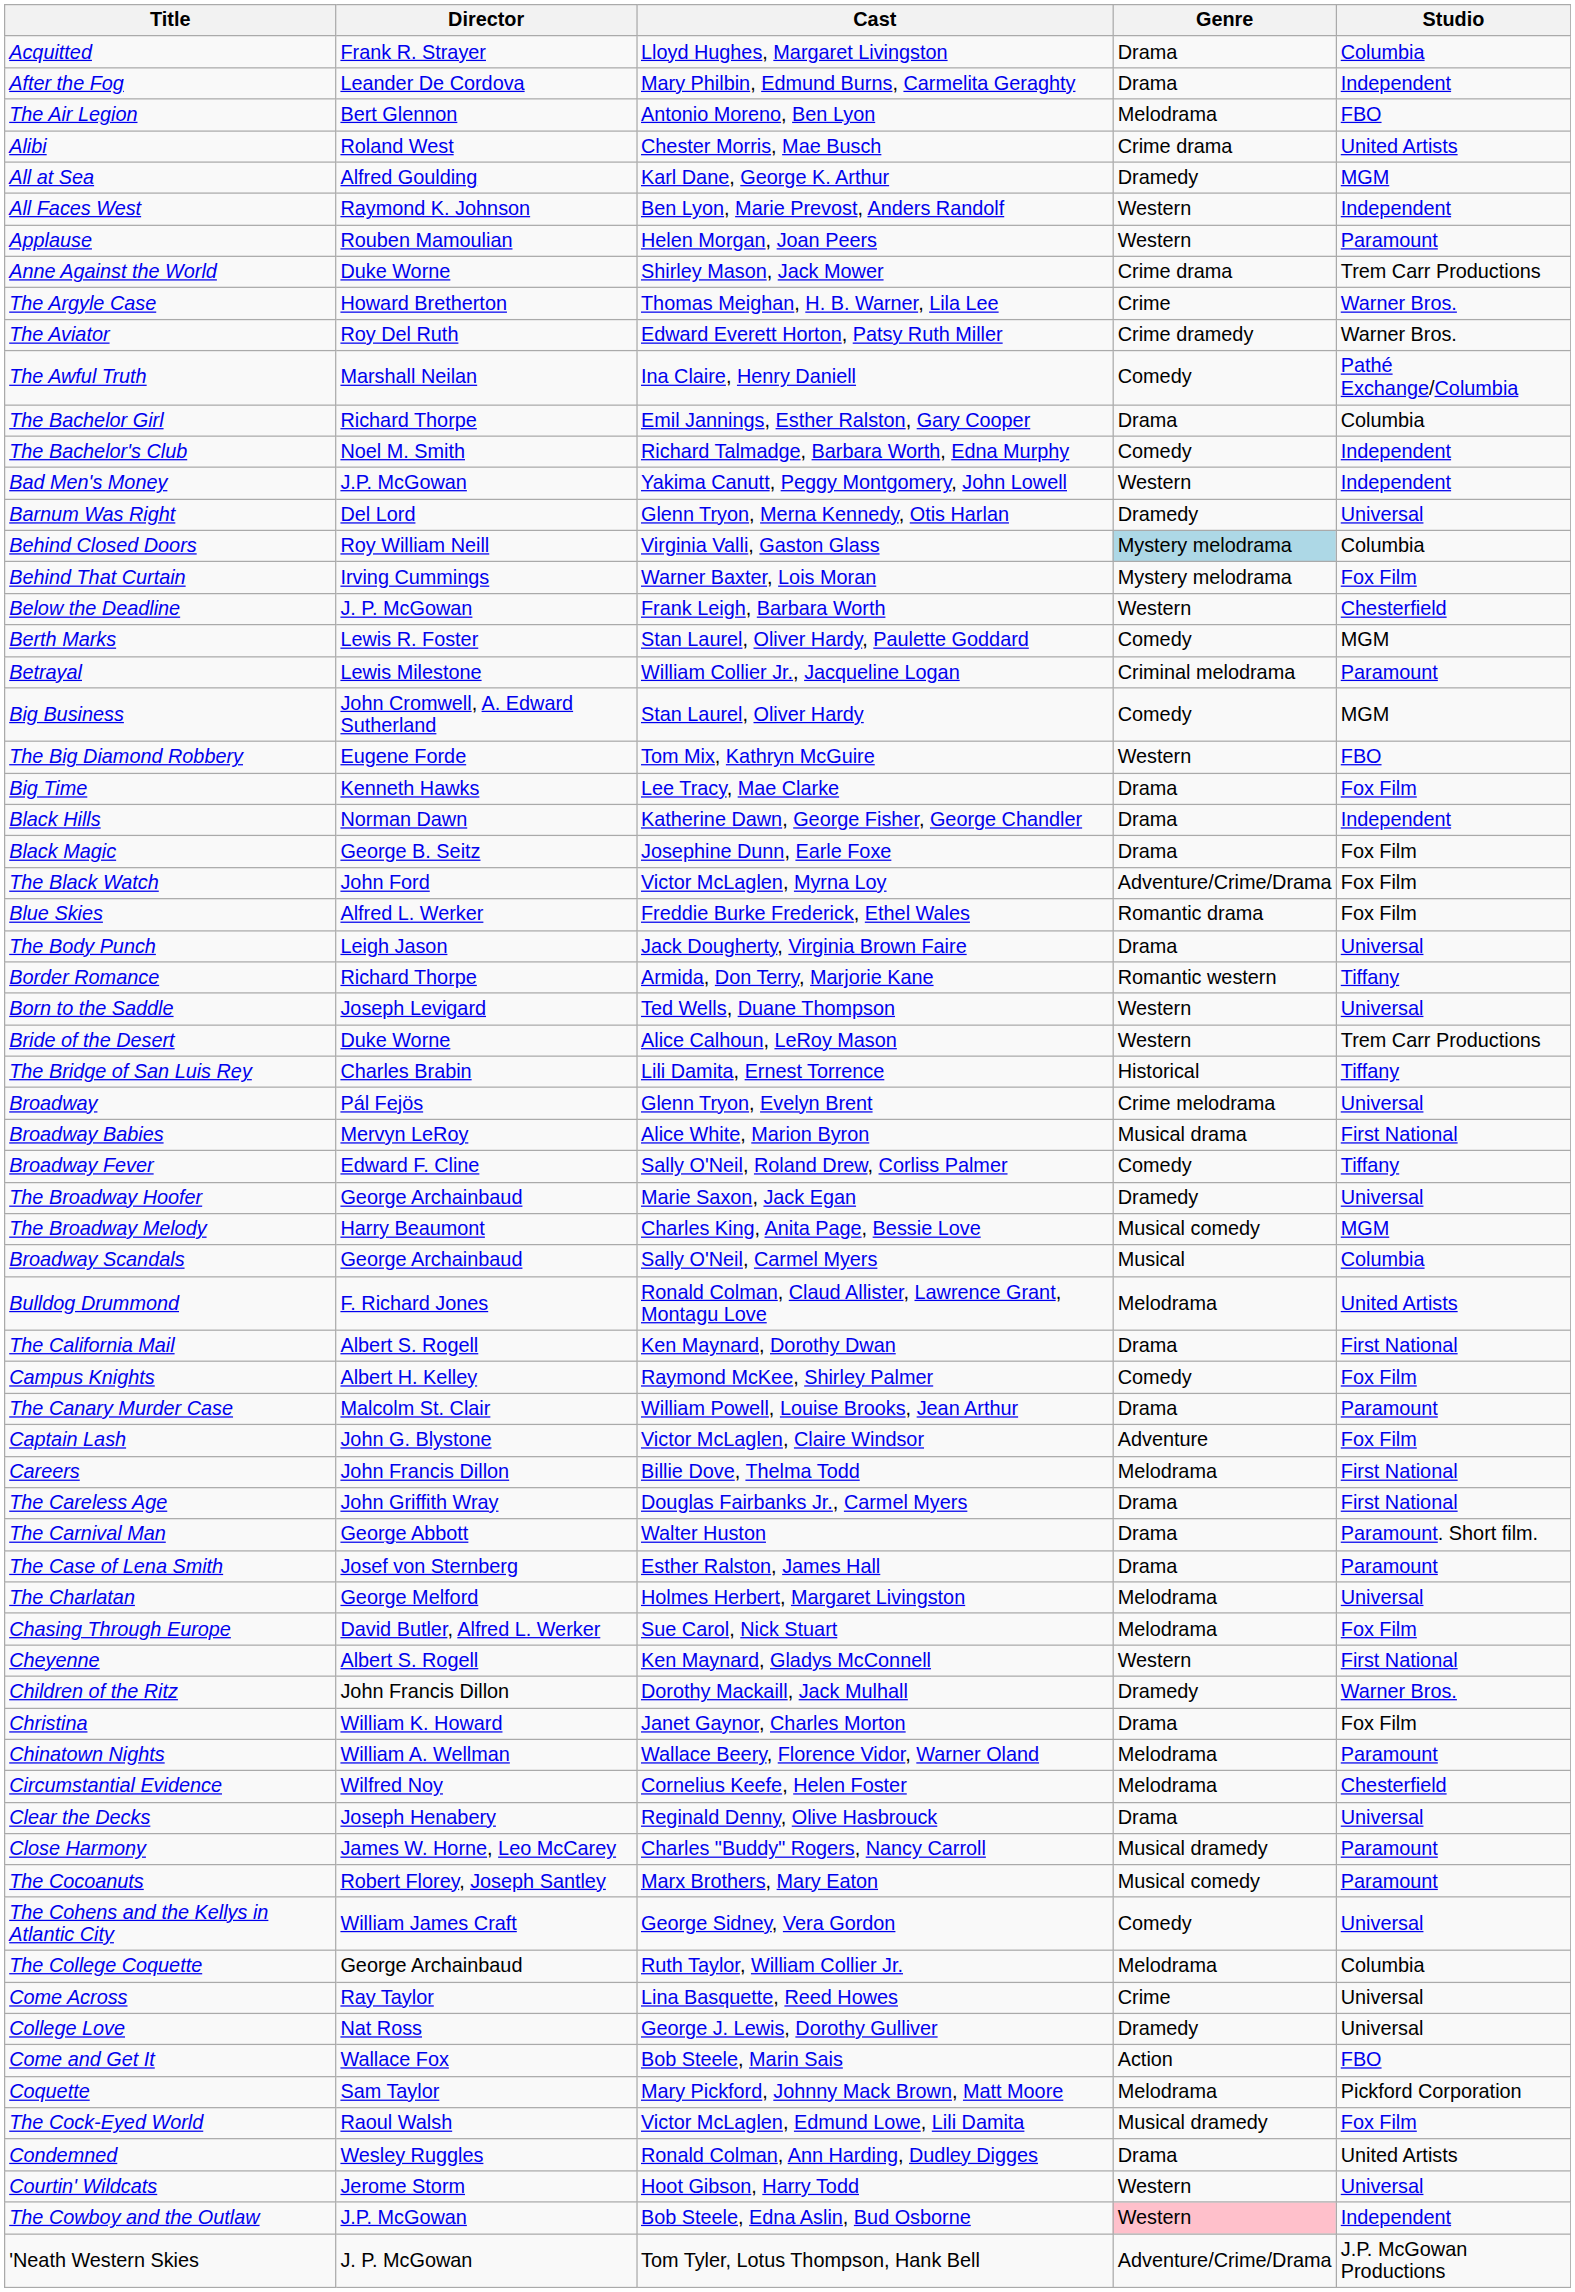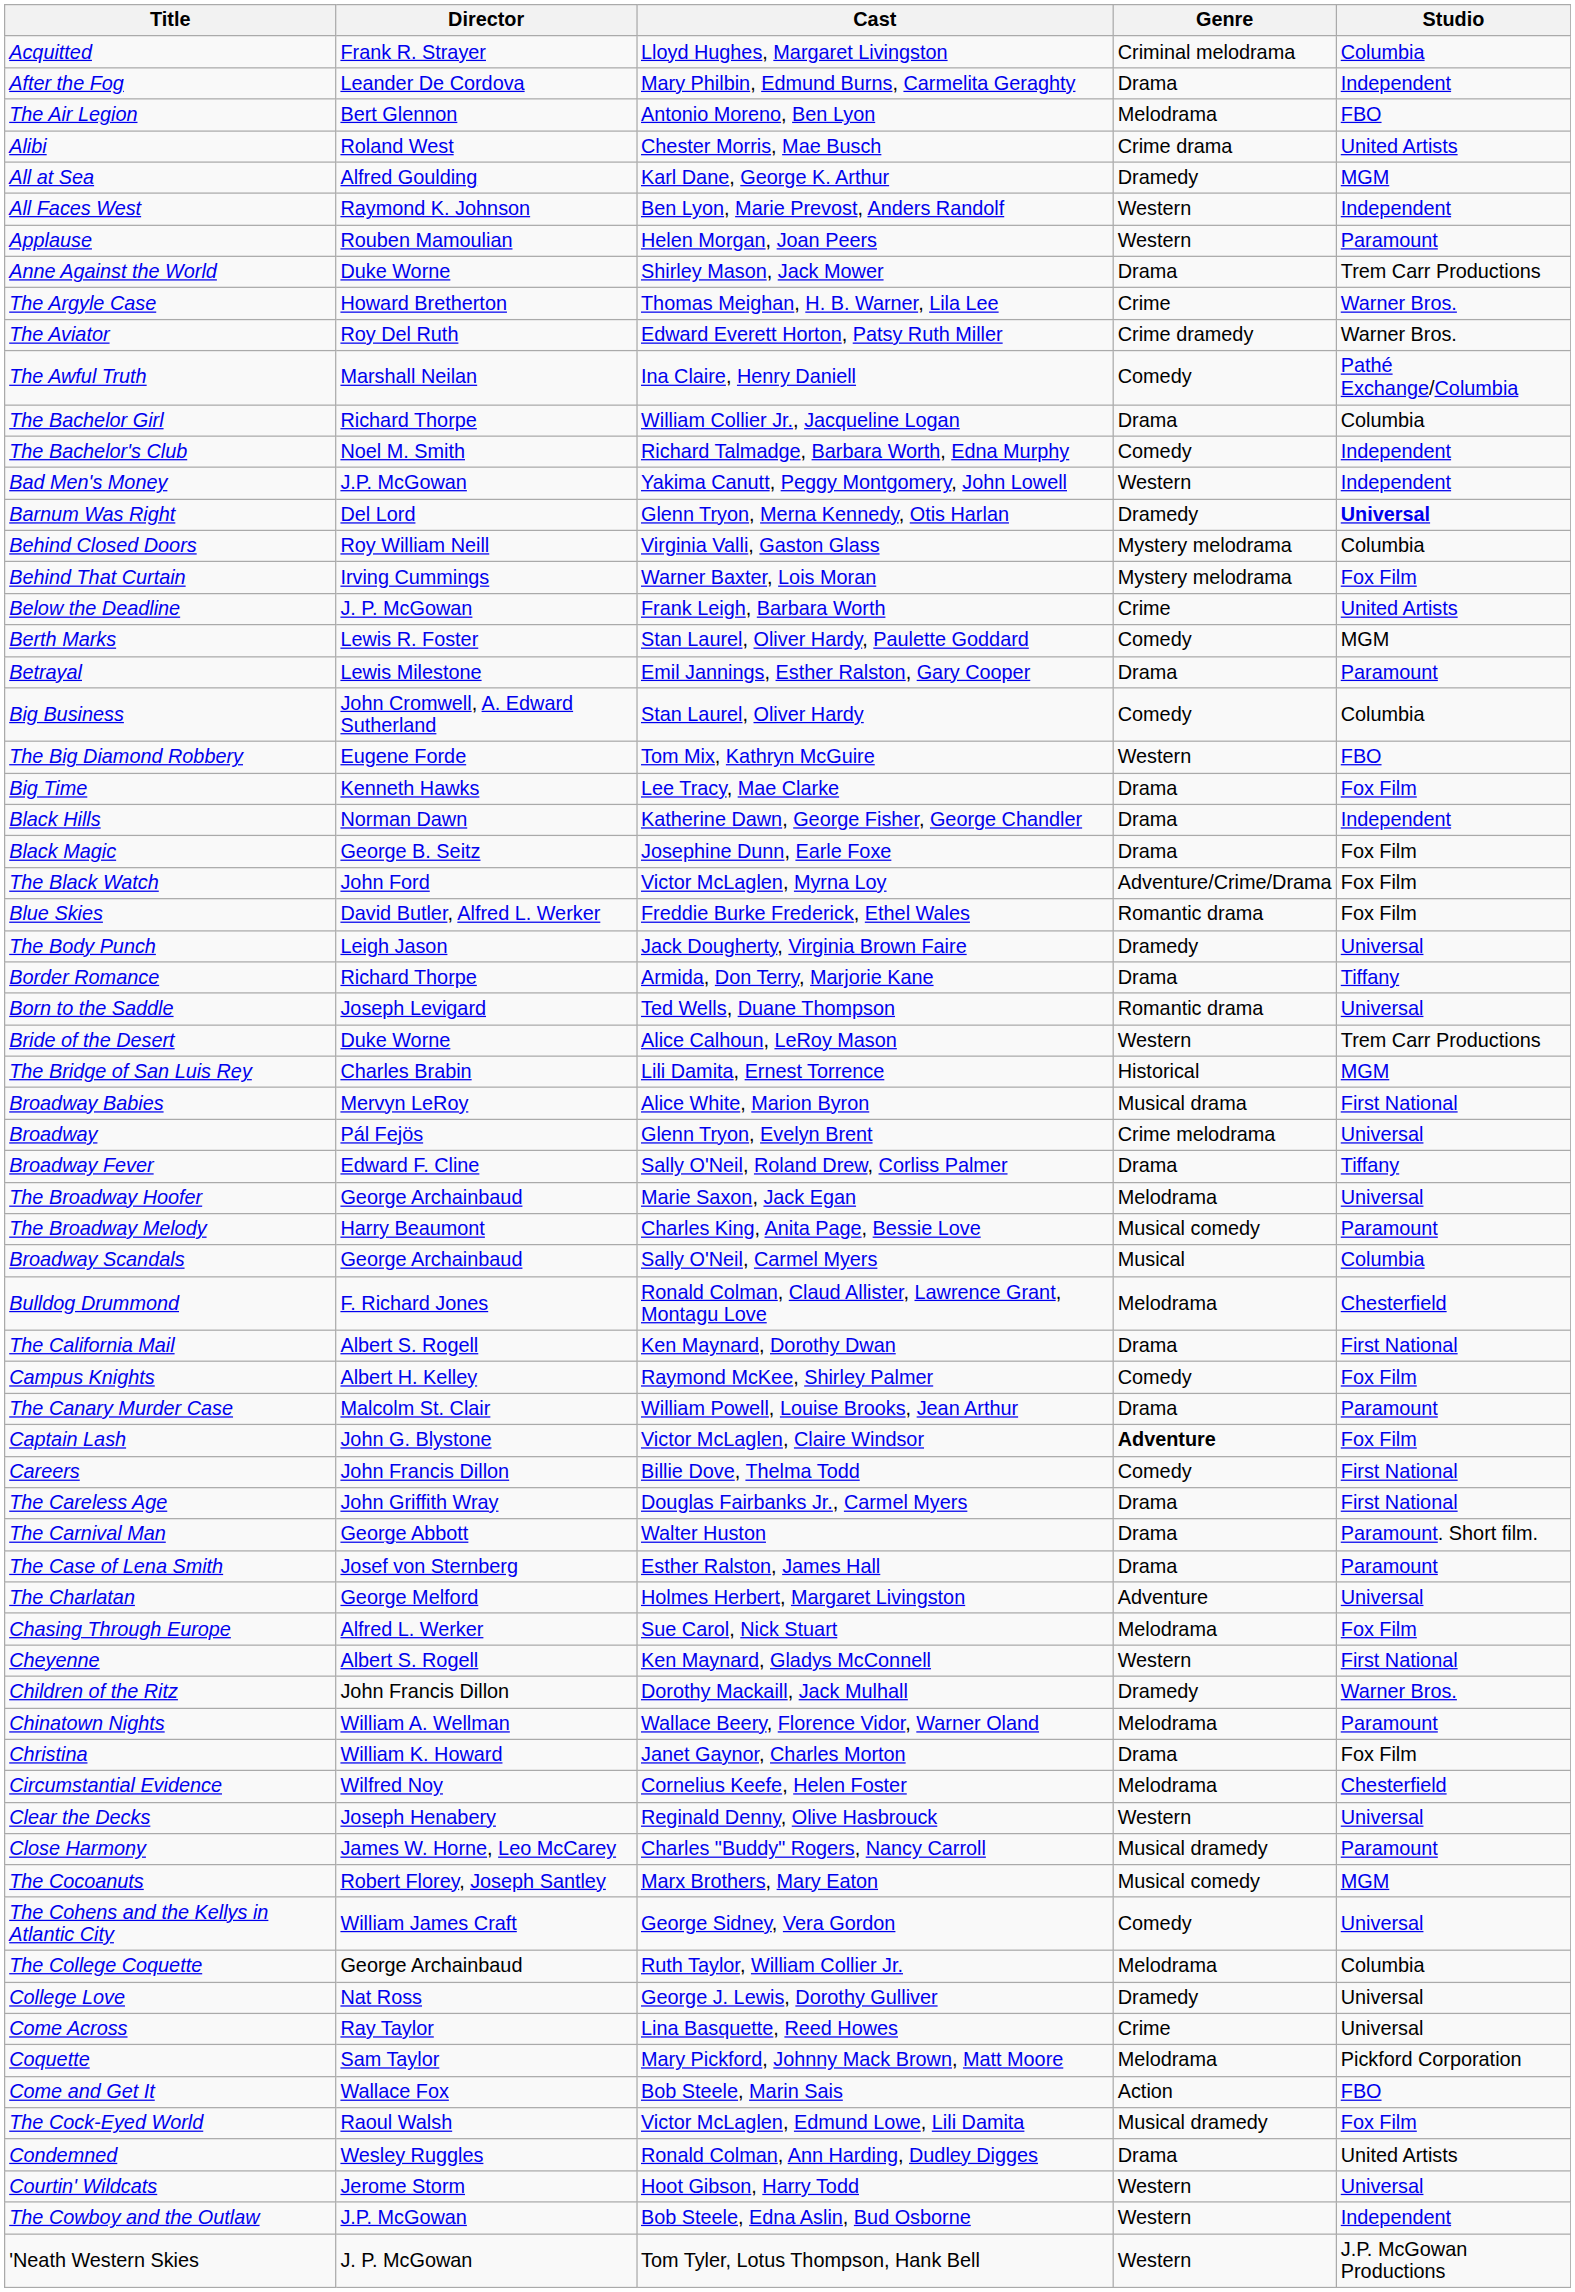(1147, 51) Drama -> (1206, 51) Criminal melodrama
(1175, 271) Crime drama -> (1147, 271) Drama
(836, 420) Emil Jannings, Esther Ralston, Gary Cooper -> (800, 420) William Collier Jr., Jacqueline Logan
(1382, 514) normal -> (1385, 514) bold
(1205, 545) lightblue background -> (1205, 545) no background
(1154, 608) Western -> (1144, 608) Crime
(1394, 608) Chesterfield -> (1399, 608) United Artists
(800, 671) William Collier Jr., Jacqueline Logan -> (836, 671) Emil Jannings, Esther Ralston, Gary Cooper
(1206, 671) Criminal melodrama -> (1147, 671) Drama
(1365, 714) MGM -> (1383, 714) Columbia
(412, 914) Alfred L. Werker -> (470, 914) David Butler, Alfred L. Werker
(1147, 945) Drama -> (1158, 945) Dramedy
(1197, 977) Romantic western -> (1147, 977) Drama
(1154, 1008) Western -> (1190, 1008) Romantic drama
(1370, 1071) Tiffany -> (1365, 1071) MGM
rows swapped: (53, 1103) <-> (86, 1134)
(1155, 1166) Comedy -> (1147, 1166) Drama
(1158, 1197) Dramedy -> (1167, 1197) Melodrama
(1365, 1229) MGM -> (1389, 1229) Paramount
(1399, 1303) United Artists -> (1394, 1303) Chesterfield
(1163, 1440) normal -> (1167, 1440) bold
(1167, 1471) Melodrama -> (1155, 1471) Comedy
(1167, 1597) Melodrama -> (1163, 1597) Adventure
(470, 1628) David Butler, Alfred L. Werker -> (412, 1628) Alfred L. Werker
rows swapped: (87, 1754) <-> (48, 1723)
(1147, 1817) Drama -> (1154, 1817) Western
(1389, 1880) Paramount -> (1365, 1880) MGM
rows swapped: (67, 2028) <-> (68, 1997)
rows swapped: (82, 2060) <-> (49, 2091)
(1154, 2217) pink background -> (1154, 2217) no background
(1225, 2260) Adventure/Crime/Drama -> (1154, 2260) Western
